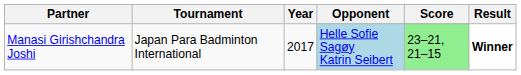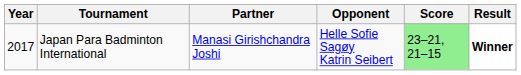columns swapped: (301, 14) <-> (68, 14)
(356, 47) lightblue background -> (356, 47) no background
